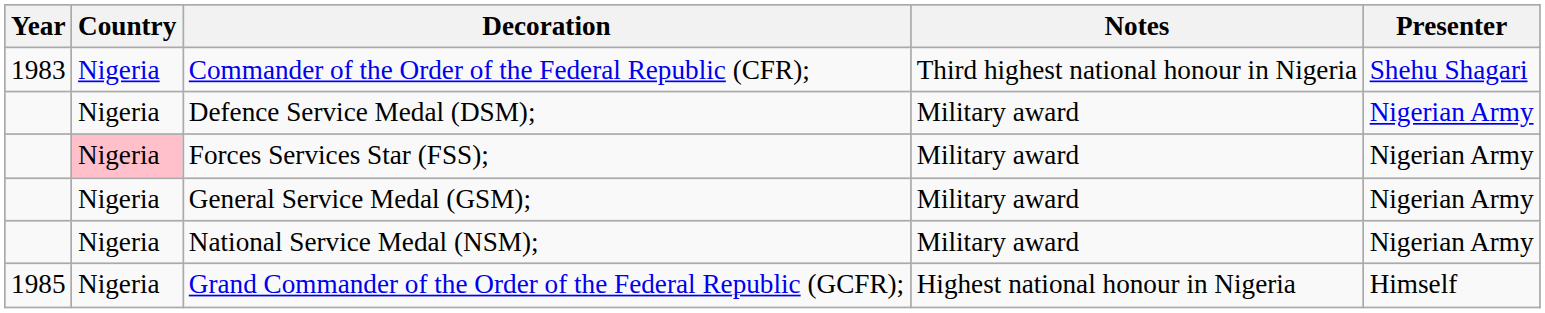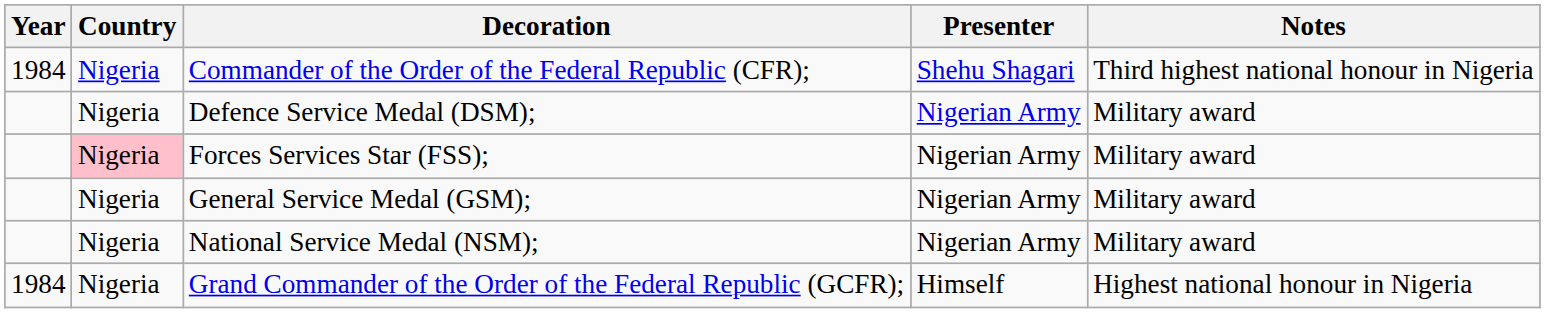columns swapped: (1452, 26) <-> (1137, 26)
(38, 69) 1983 -> (38, 69) 1984
(38, 284) 1985 -> (38, 284) 1984
